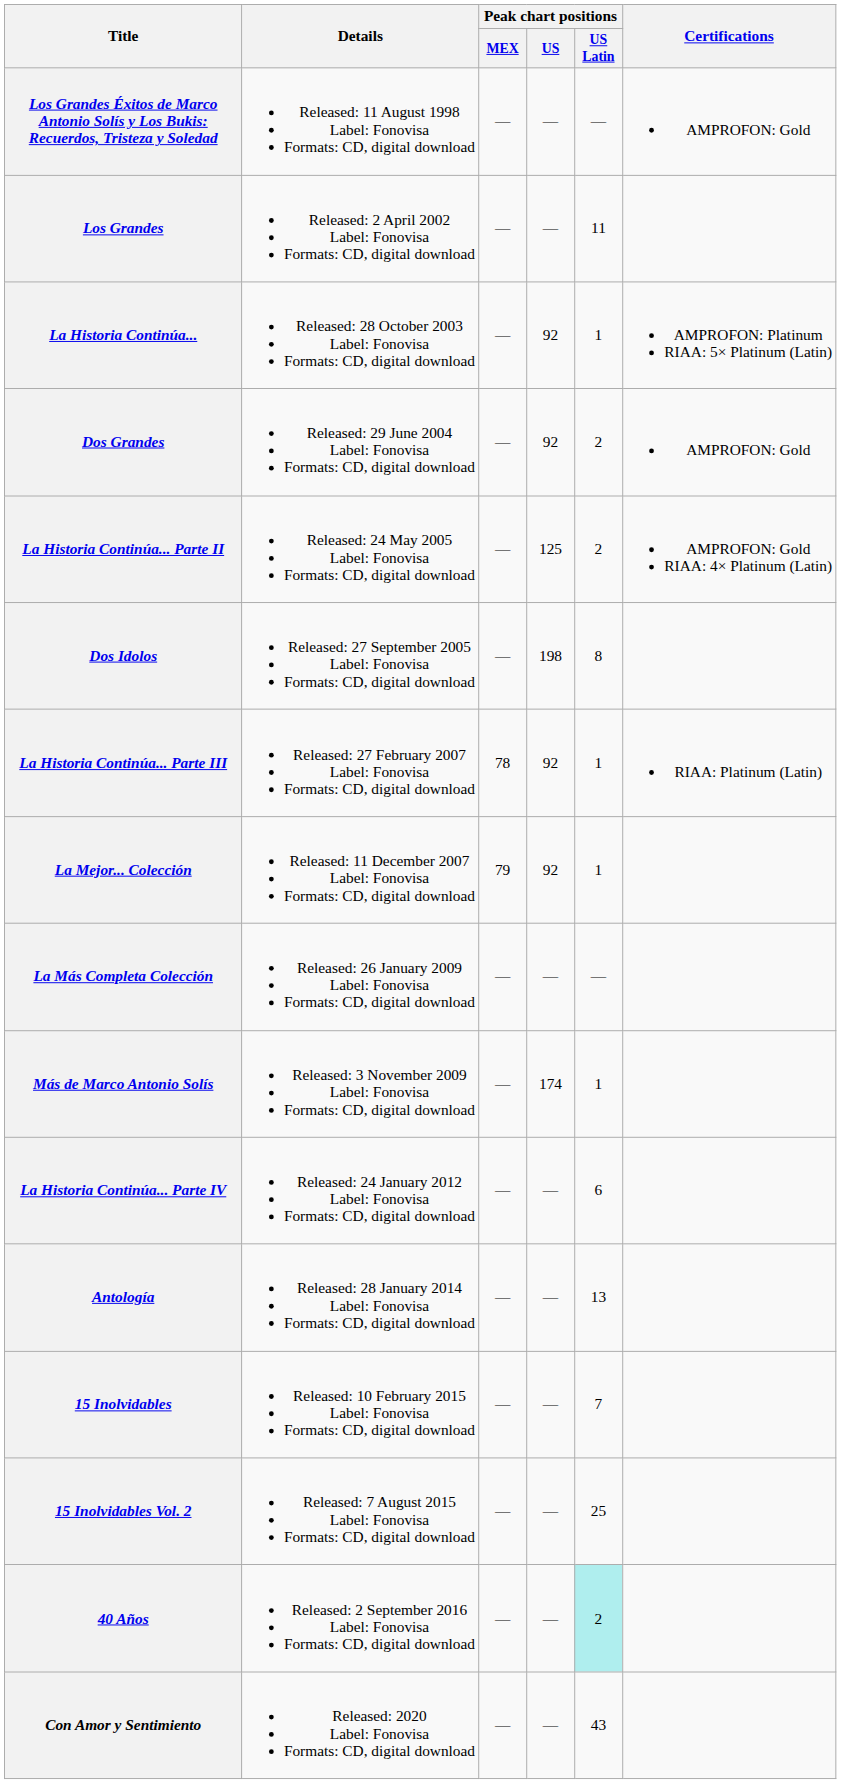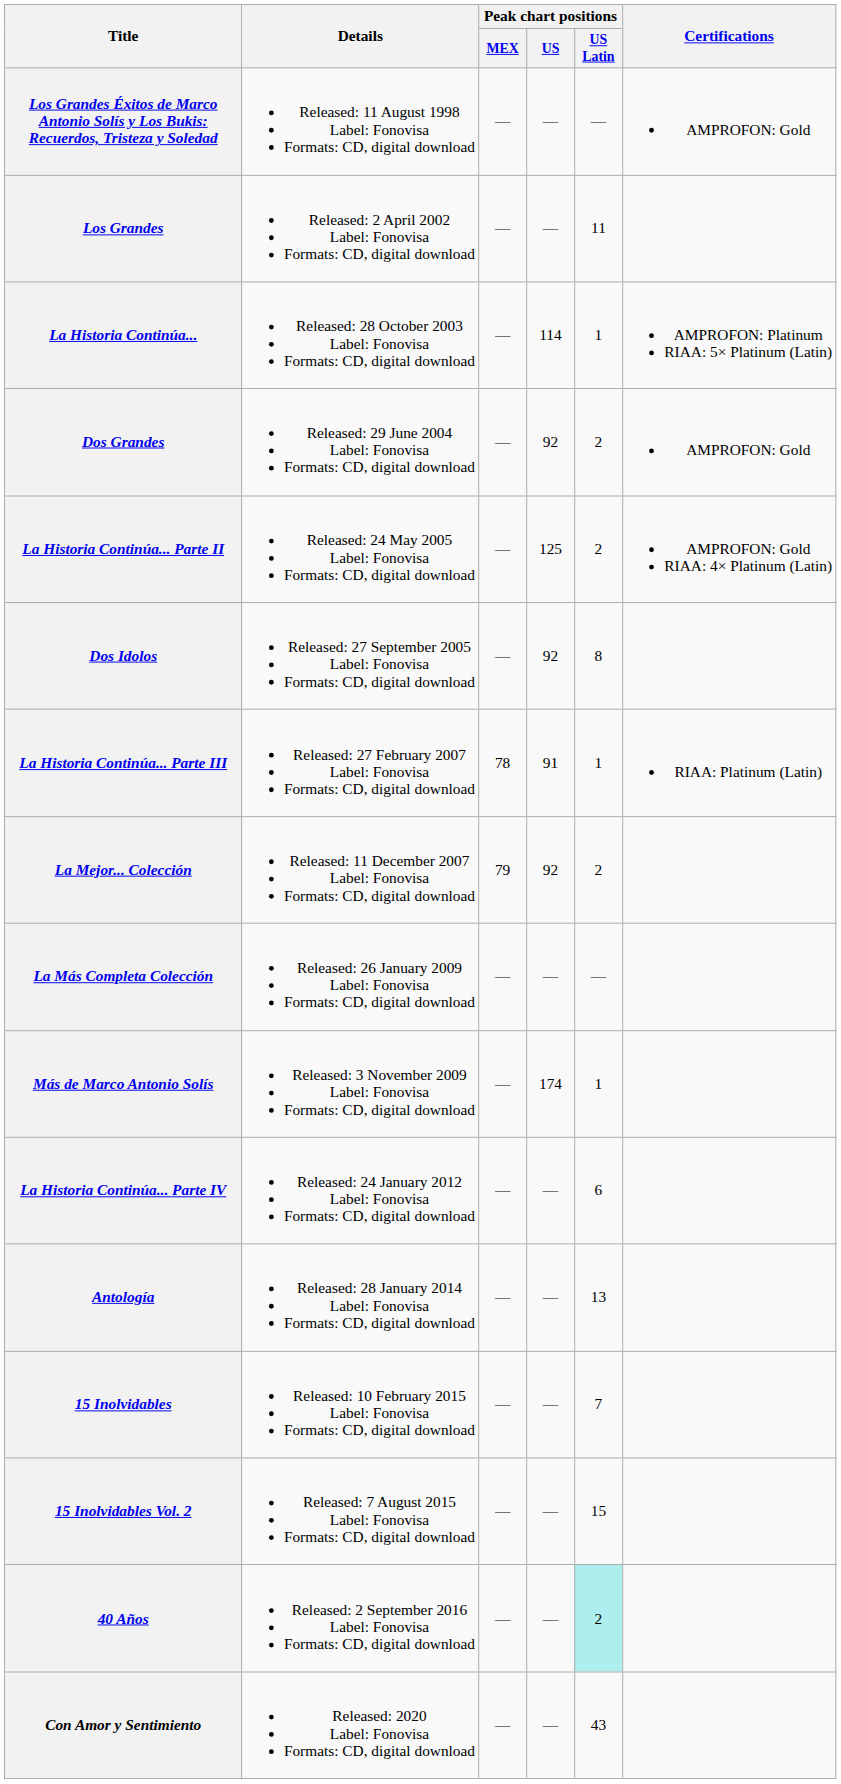(550, 335) 92 -> (550, 335) 114
(550, 656) 198 -> (550, 656) 92
(550, 762) 92 -> (550, 762) 91
(598, 869) 1 -> (598, 869) 2
(598, 1511) 25 -> (598, 1511) 15
